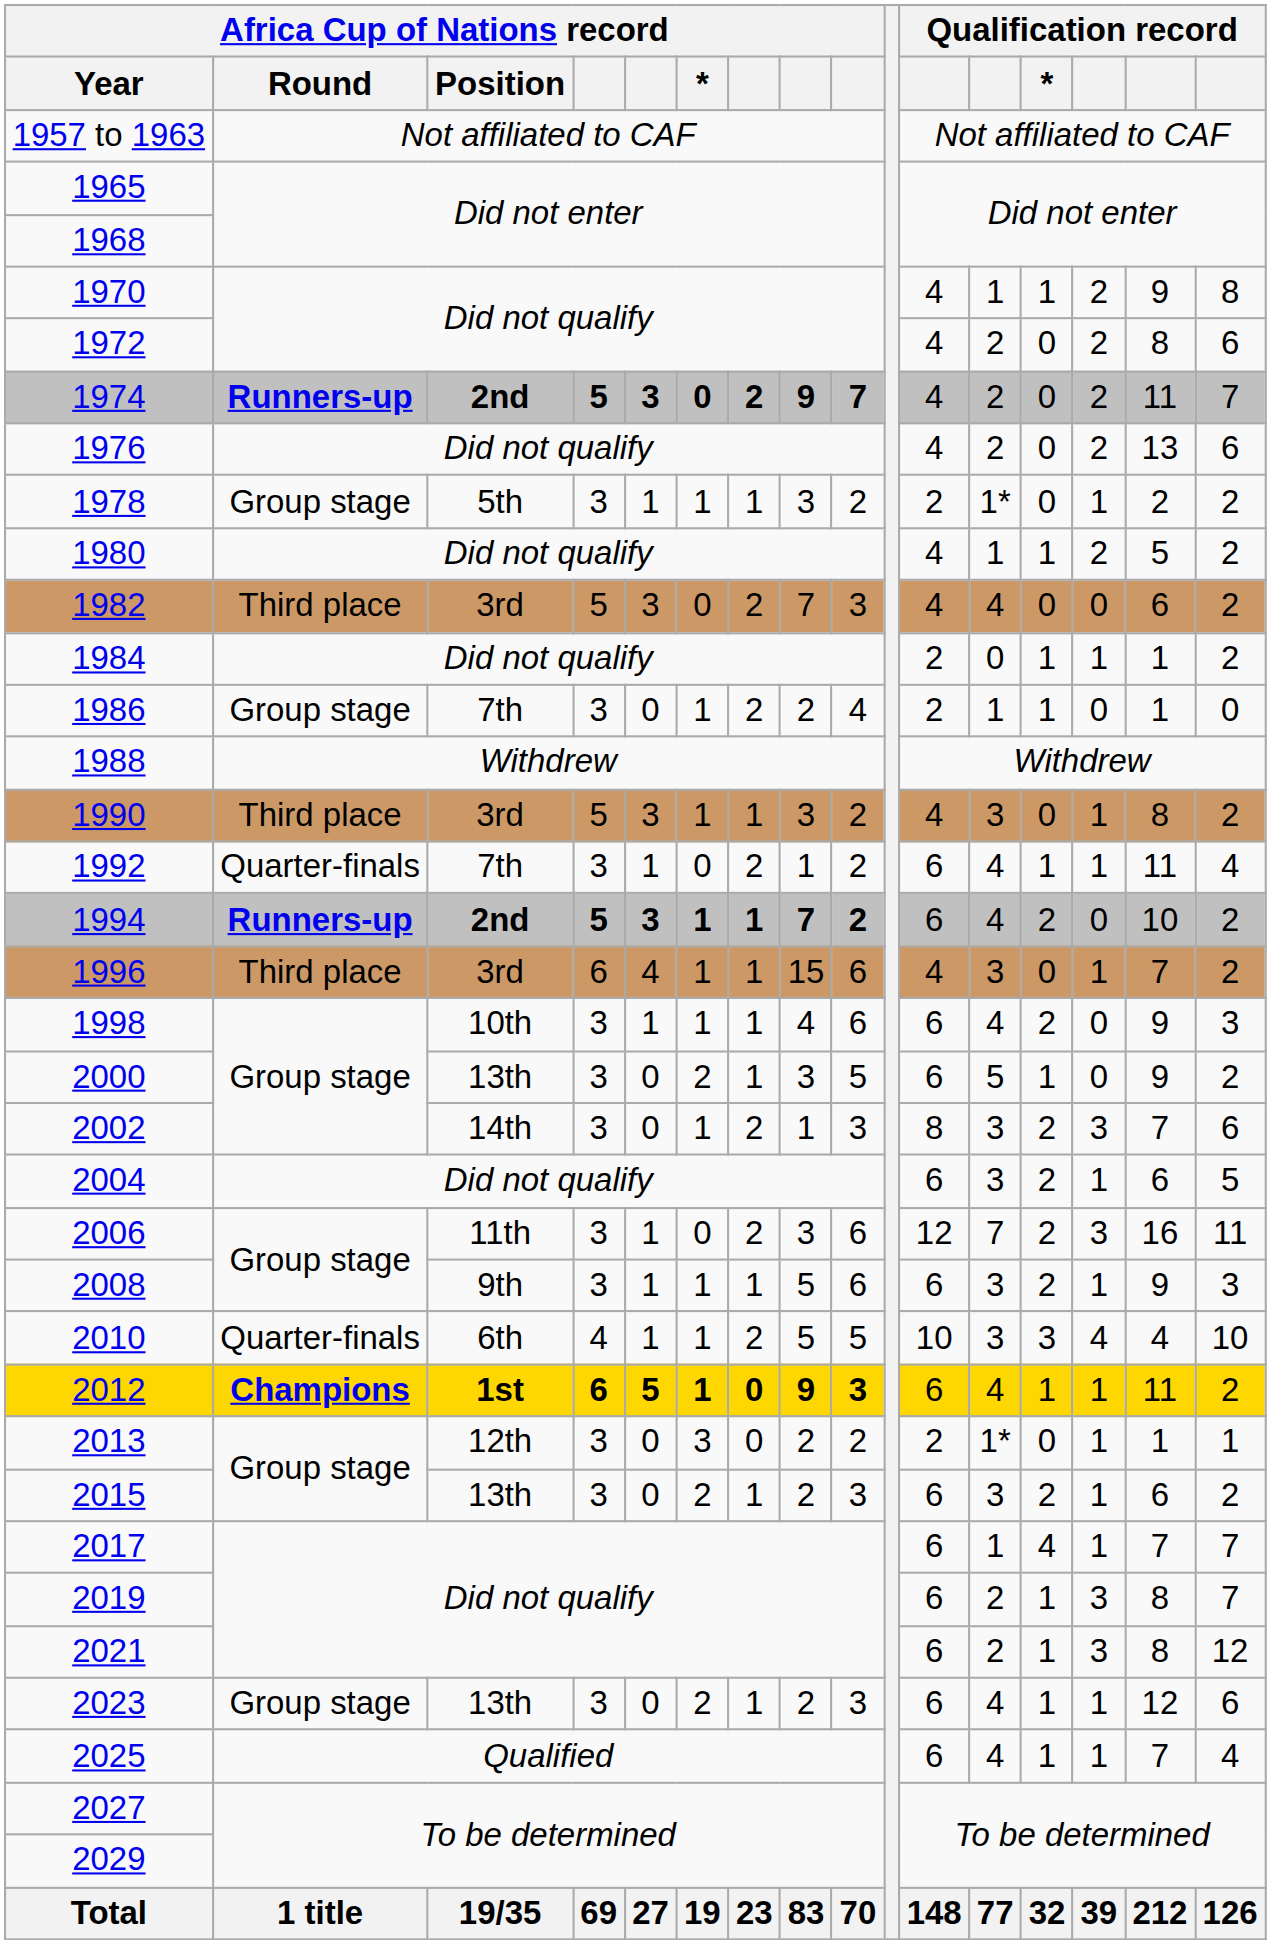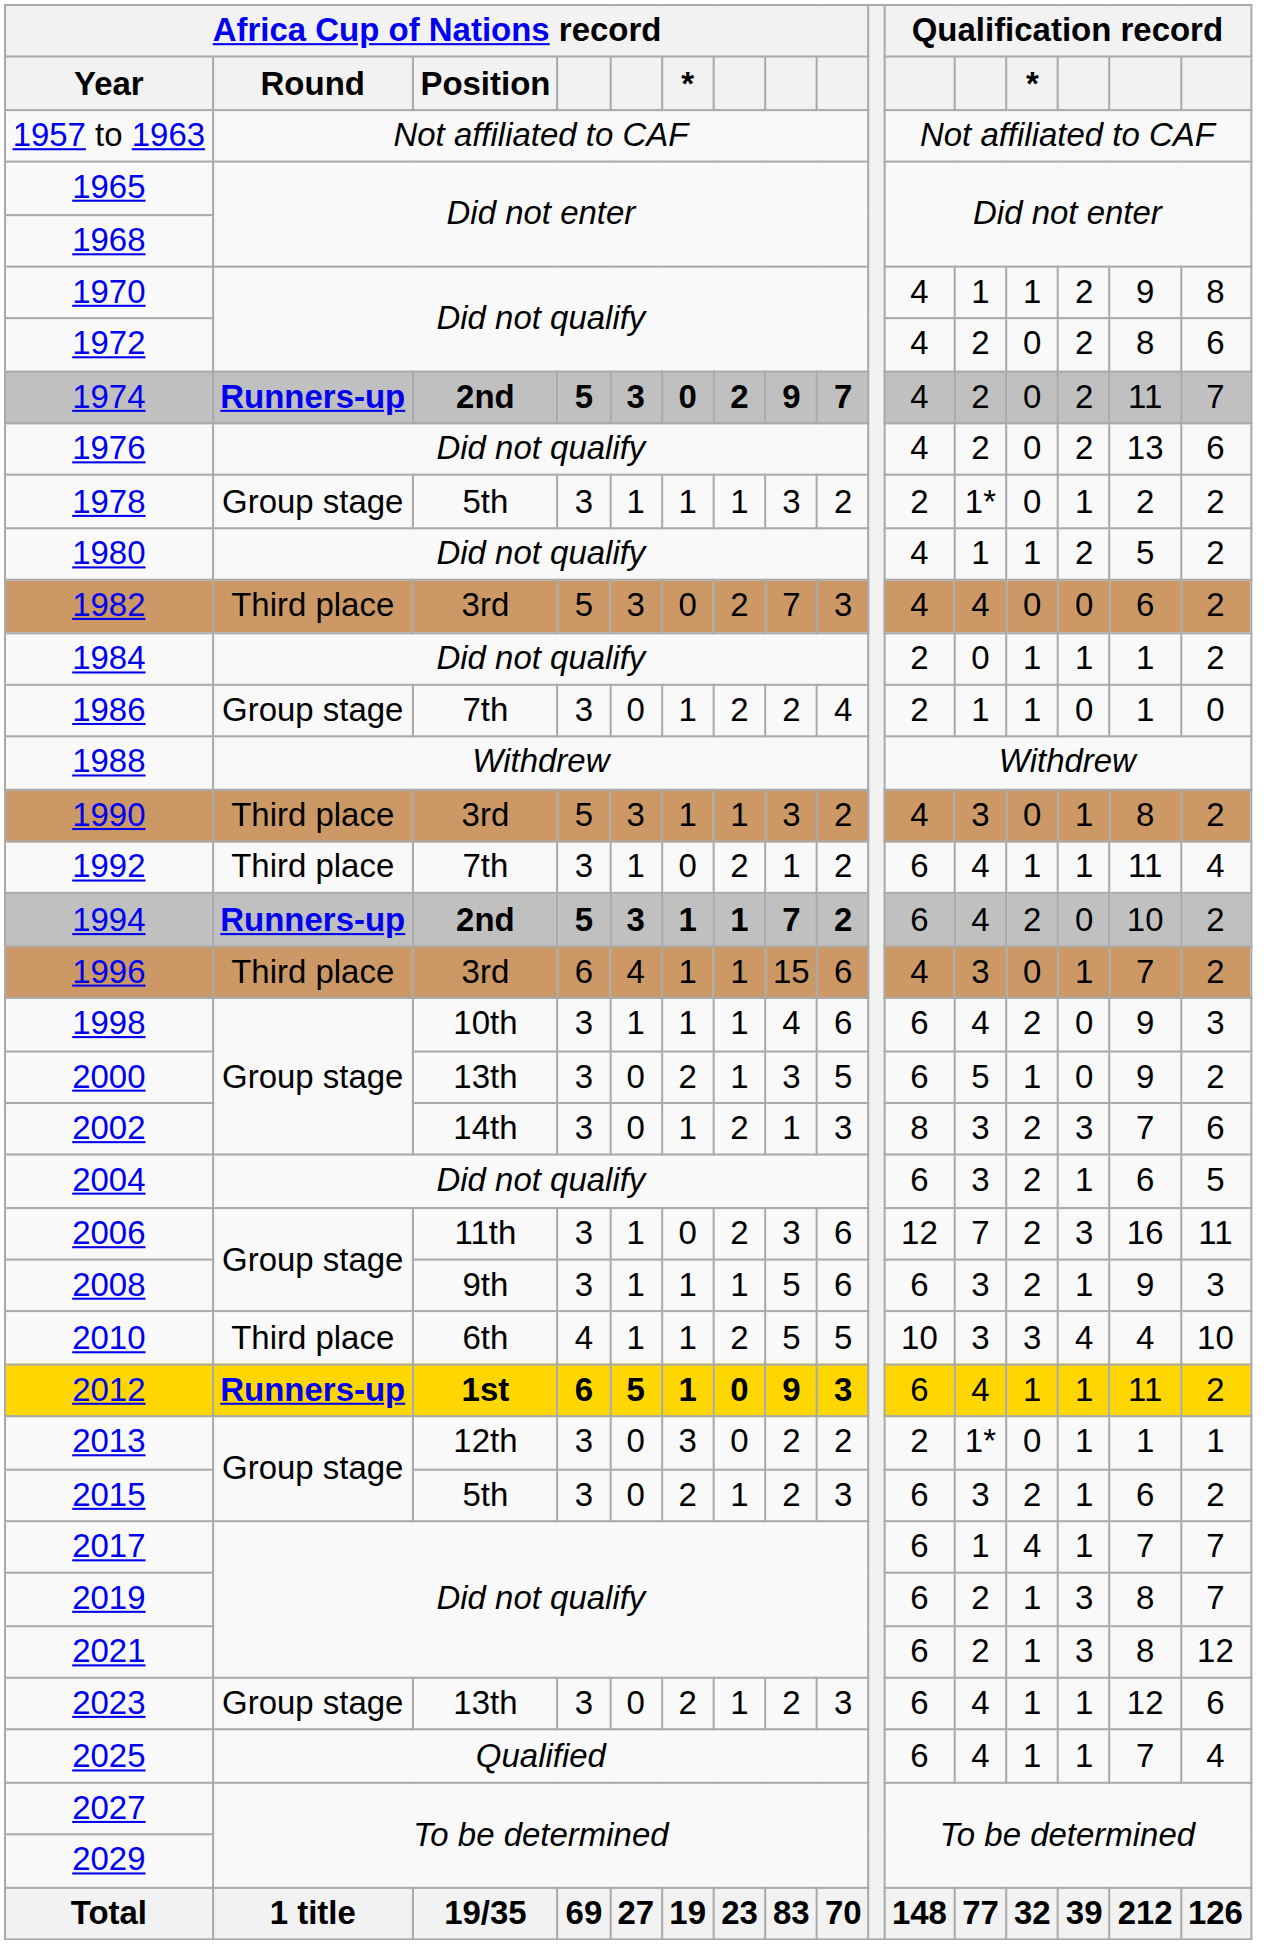(320, 866) Quarter-finals -> (313, 866) Third place
(320, 1337) Quarter-finals -> (313, 1337) Third place
(320, 1389) Champions -> (313, 1389) Runners-up
(500, 1494) 13th -> (485, 1494) 5th
